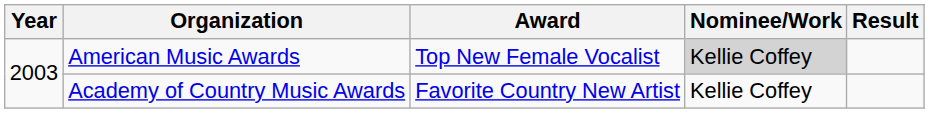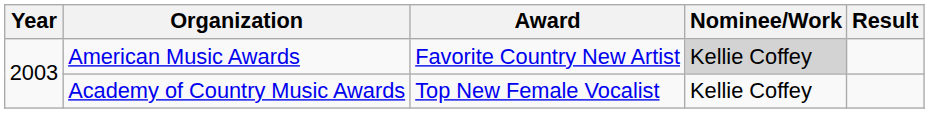(537, 56) Top New Female Vocalist -> (548, 56) Favorite Country New Artist
(548, 90) Favorite Country New Artist -> (537, 90) Top New Female Vocalist
